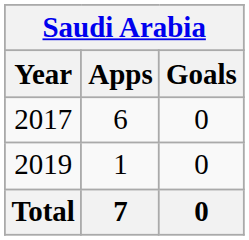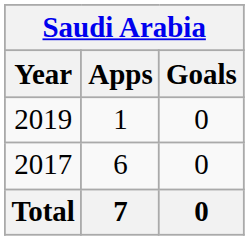rows swapped: (43, 119) <-> (43, 165)
